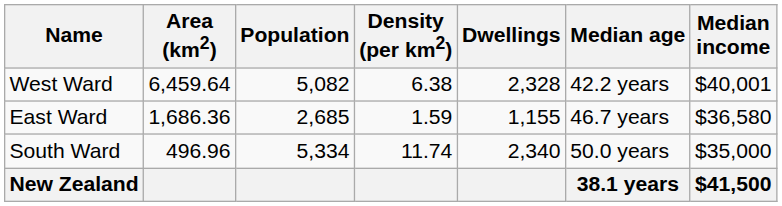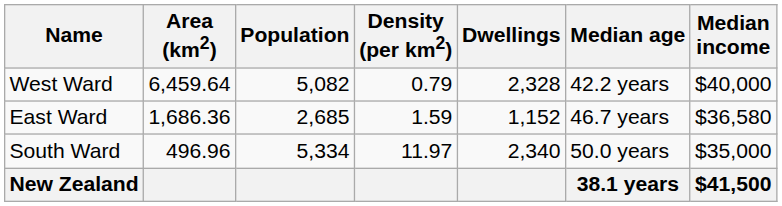(432, 84) 6.38 -> (432, 84) 0.79
(733, 84) $40,001 -> (733, 84) $40,000
(534, 117) 1,155 -> (534, 117) 1,152
(427, 151) 11.74 -> (427, 151) 11.97
